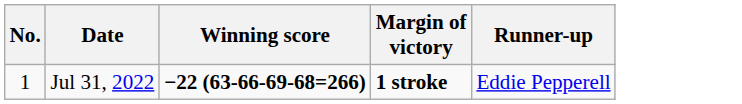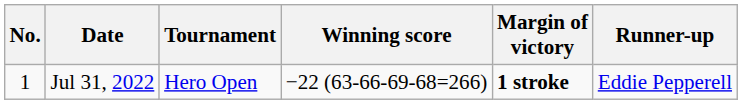+ column: (220, 34)
(265, 81) bold -> (387, 81) normal
